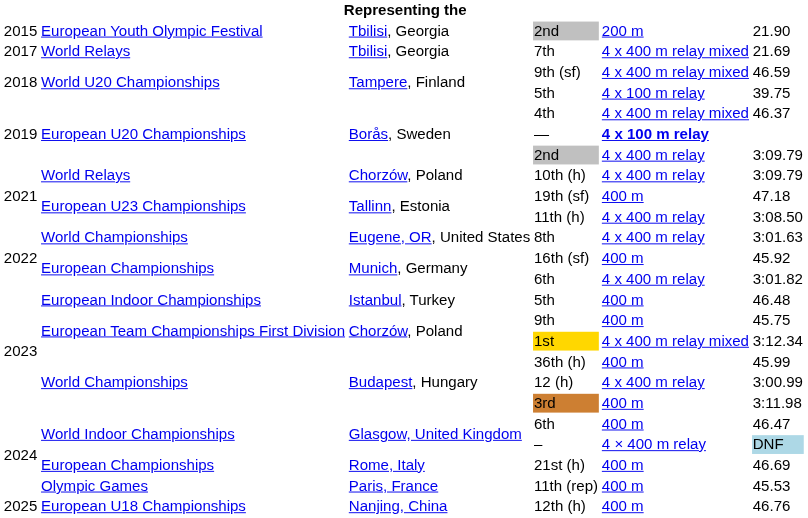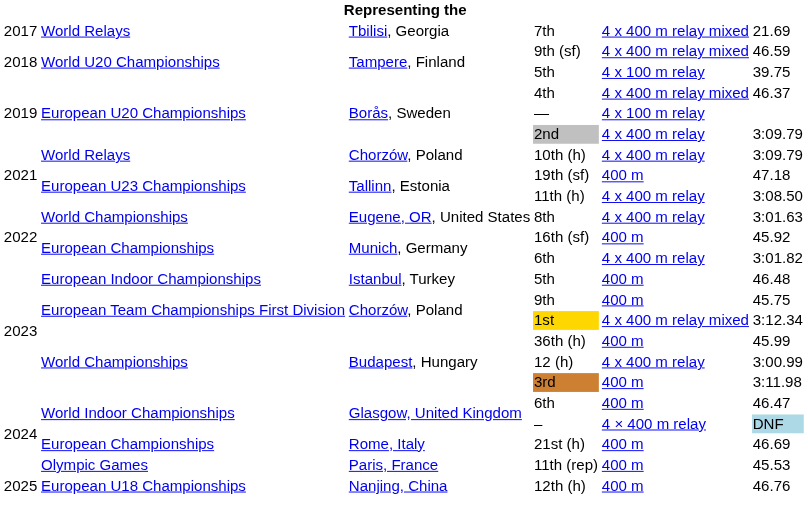- row: (399, 30)
(655, 134) bold -> (653, 113) normal
